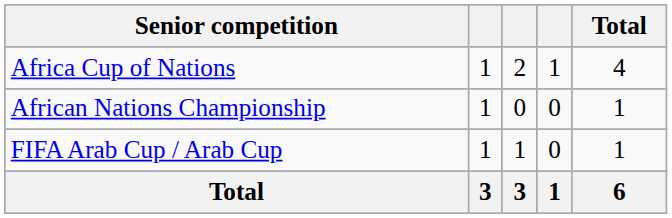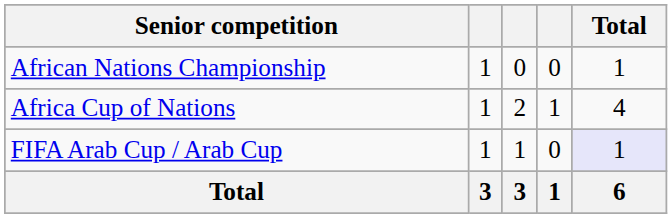rows swapped: (123, 67) <-> (168, 108)
(619, 150) no background -> (619, 150) lavender background
